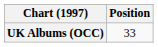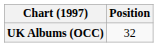(130, 32) 33 -> (130, 32) 32
